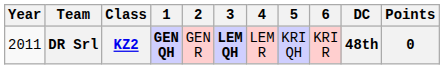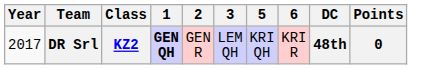- column: (262, 16)
(25, 45) 2011 -> (25, 45) 2017
(230, 45) bold -> (230, 45) normal
